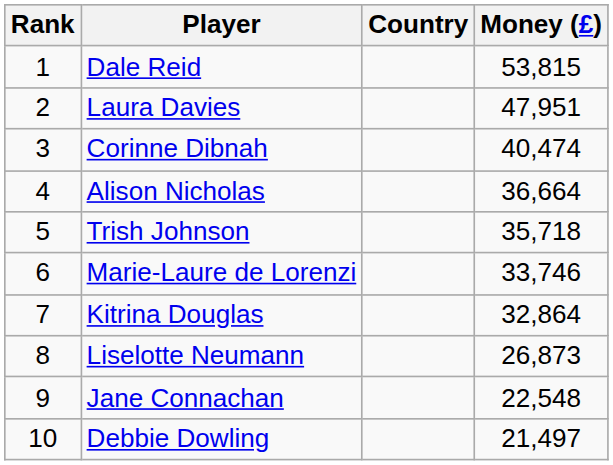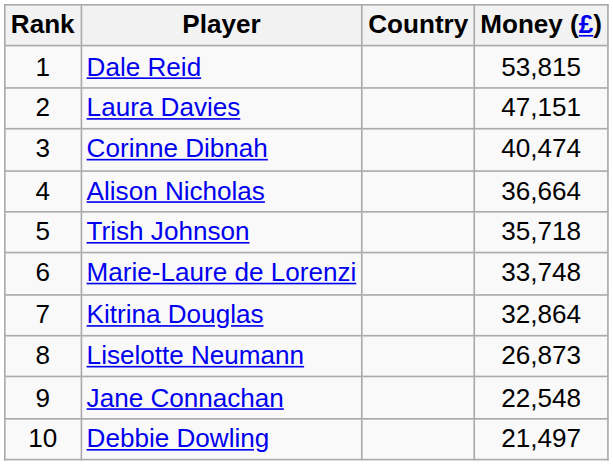(541, 107) 47,951 -> (541, 107) 47,151
(541, 273) 33,746 -> (541, 273) 33,748
